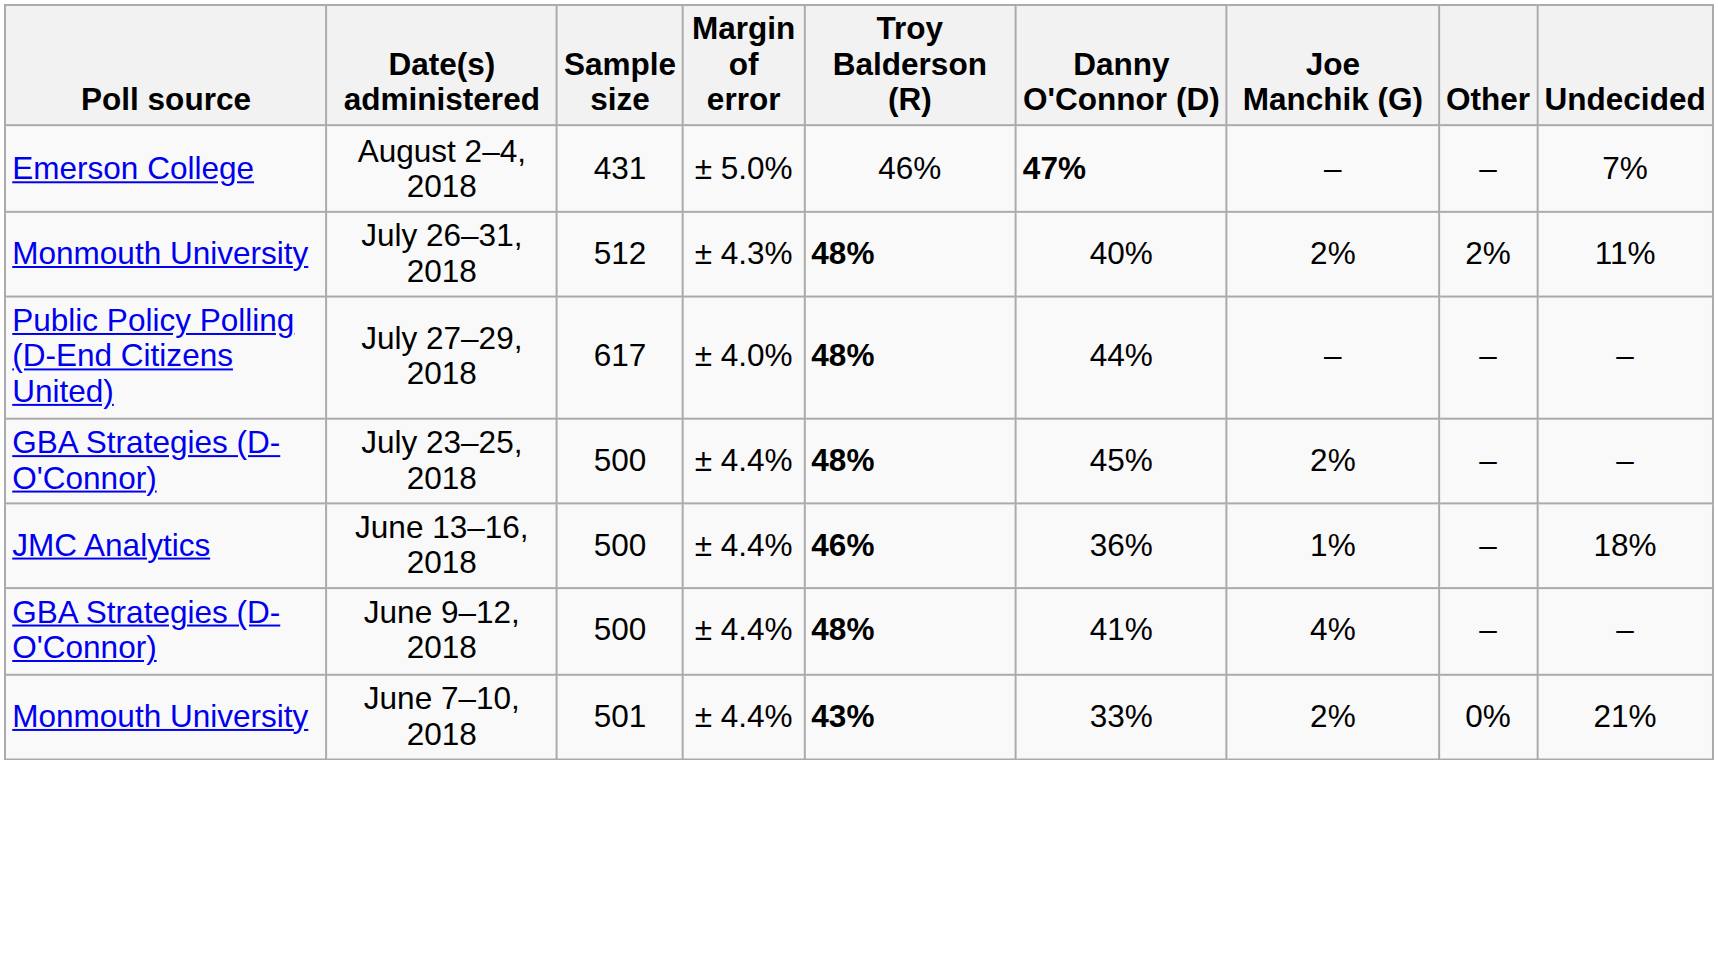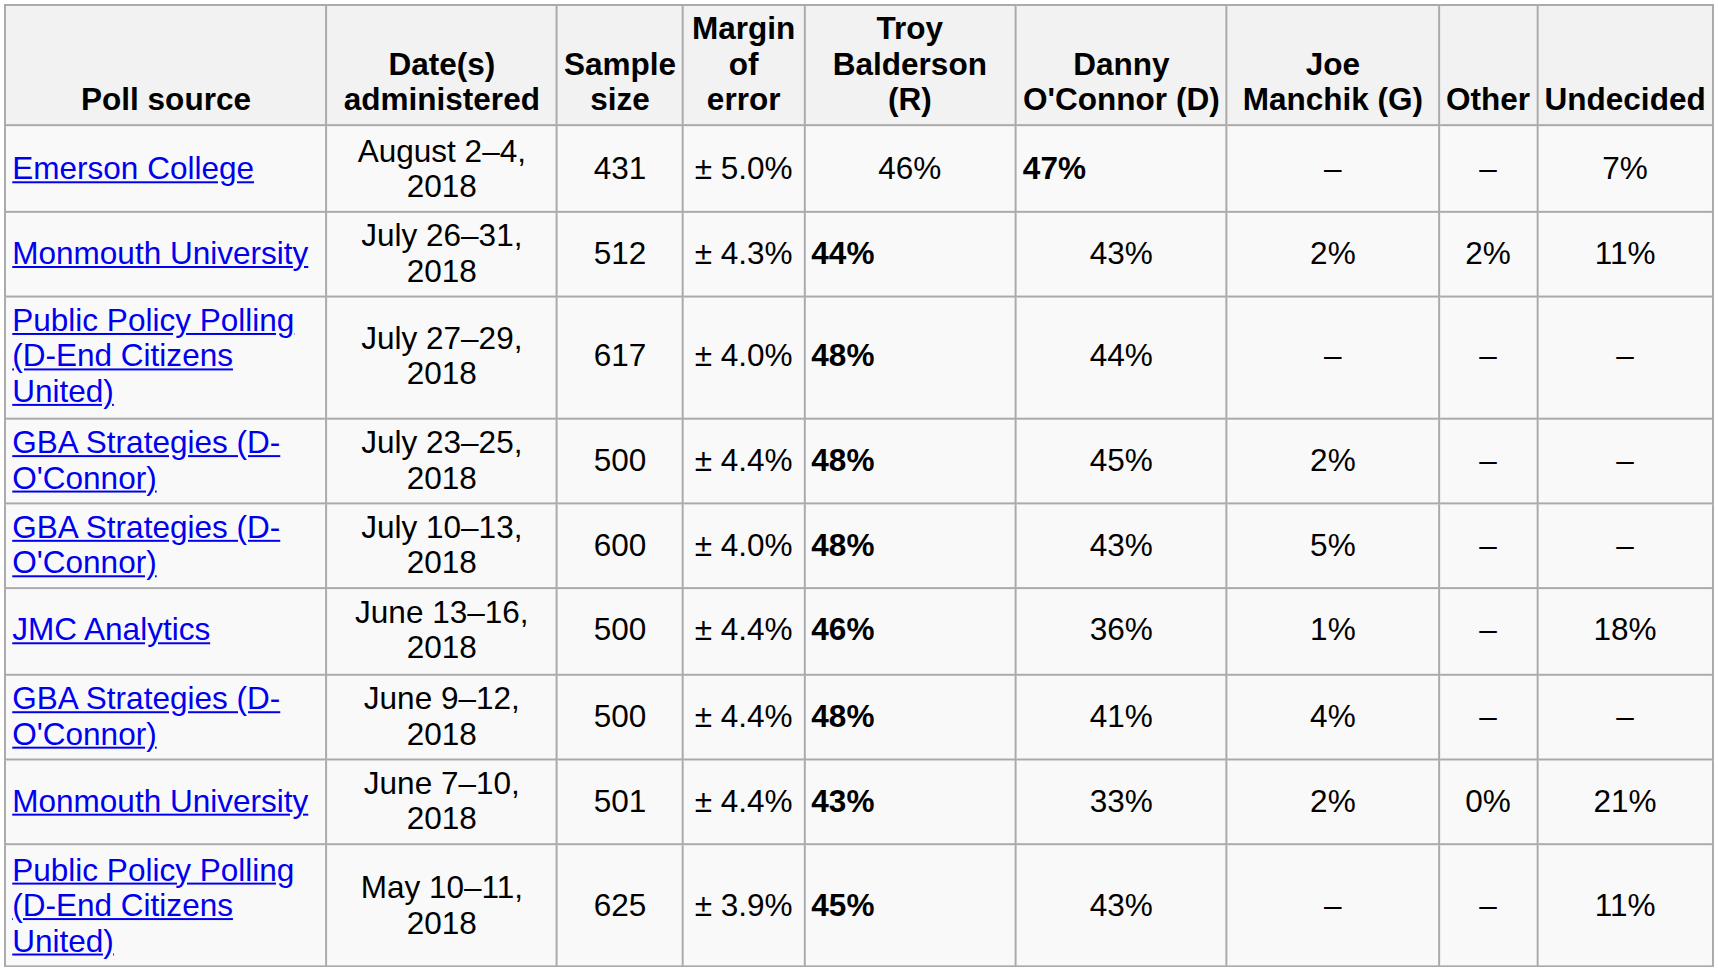(843, 253) 48% -> (843, 253) 44%
(1121, 253) 40% -> (1121, 253) 43%
+ row: (442, 545)
+ row: (442, 904)
